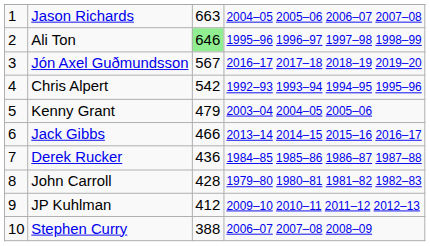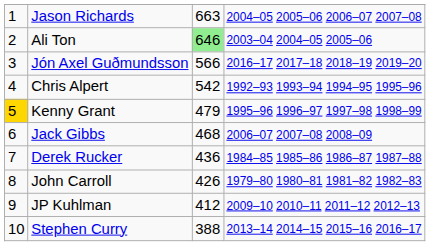(324, 40) 1995–96 1996–97 1997–98 1998–99 -> (299, 40) 2003–04 2004–05 2005–06
(208, 63) 567 -> (208, 63) 566
(12, 110) no background -> (12, 110) gold background
(299, 111) 2003–04 2004–05 2005–06 -> (324, 111) 1995–96 1996–97 1997–98 1998–99
(208, 134) 466 -> (208, 134) 468
(324, 134) 2013–14 2014–15 2015–16 2016–17 -> (299, 134) 2006–07 2007–08 2008–09
(208, 181) 428 -> (208, 181) 426
(299, 229) 2006–07 2007–08 2008–09 -> (324, 229) 2013–14 2014–15 2015–16 2016–17
